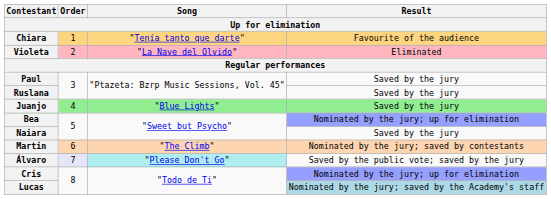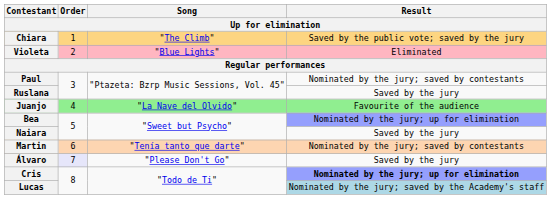(187, 38) "Tenía tanto que darte" -> (187, 38) "The Climb"
(416, 38) Favourite of the audience -> (416, 38) Saved by the public vote; saved by the jury
(187, 52) "La Nave del Olvido" -> (187, 52) "Blue Lights"
(416, 79) Saved by the jury -> (416, 79) Nominated by the jury; saved by contestants
(187, 106) "Blue Lights" -> (187, 106) "La Nave del Olvido"
(416, 106) Saved by the jury -> (416, 106) Favourite of the audience
(187, 147) "The Climb" -> (187, 147) "Tenía tanto que darte"
(187, 160) paleturquoise background -> (187, 160) no background
(416, 160) Saved by the public vote; saved by the jury -> (416, 160) Saved by the jury
(416, 174) normal -> (416, 174) bold
